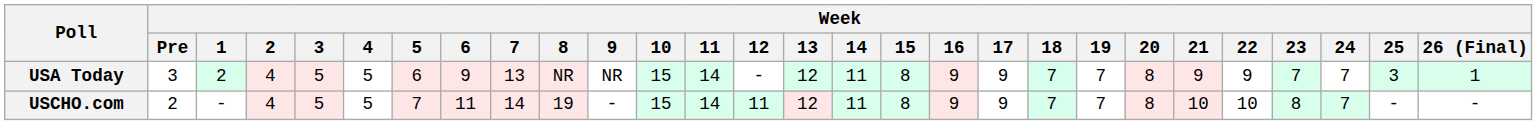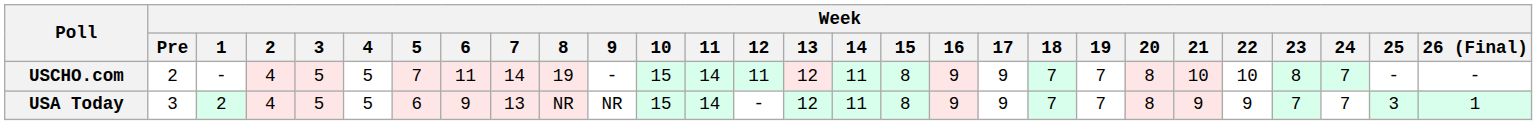rows swapped: (76, 105) <-> (76, 76)
